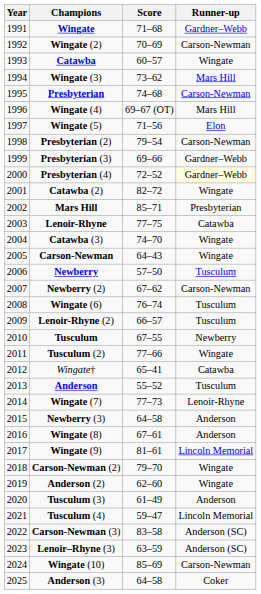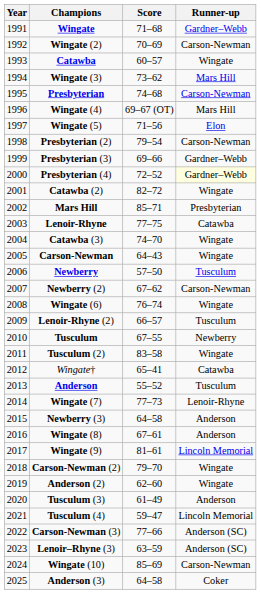(216, 304) Tusculum -> (216, 304) Wingate
(149, 353) 77–66 -> (149, 353) 83–58
(149, 532) 83–58 -> (149, 532) 77–66
